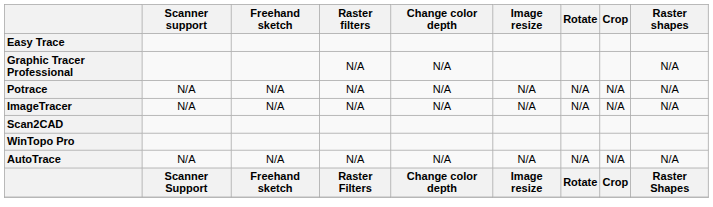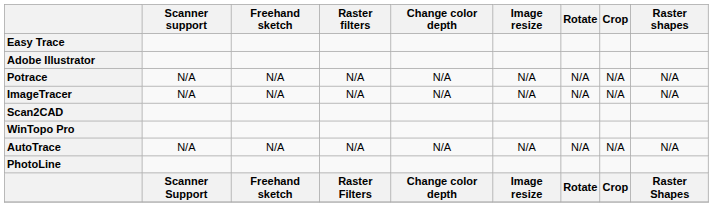- row: (46, 66)
+ row: (51, 60)
+ row: (34, 164)
